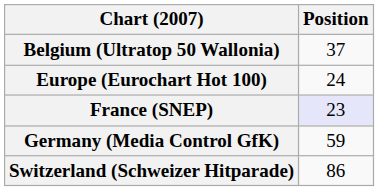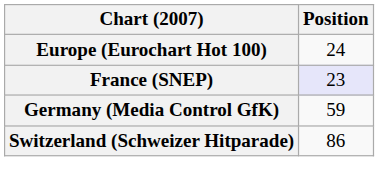- row: (152, 49)
